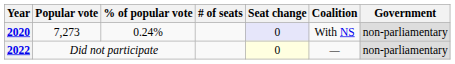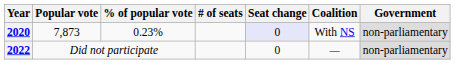(67, 31) 7,273 -> (67, 31) 7,873
(148, 31) 0.24% -> (148, 31) 0.23%
(277, 50) lightyellow background -> (277, 50) no background
